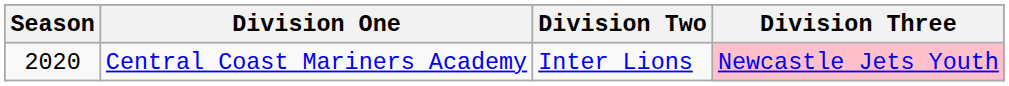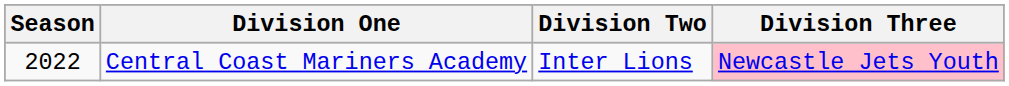(53, 62) 2020 -> (53, 62) 2022
